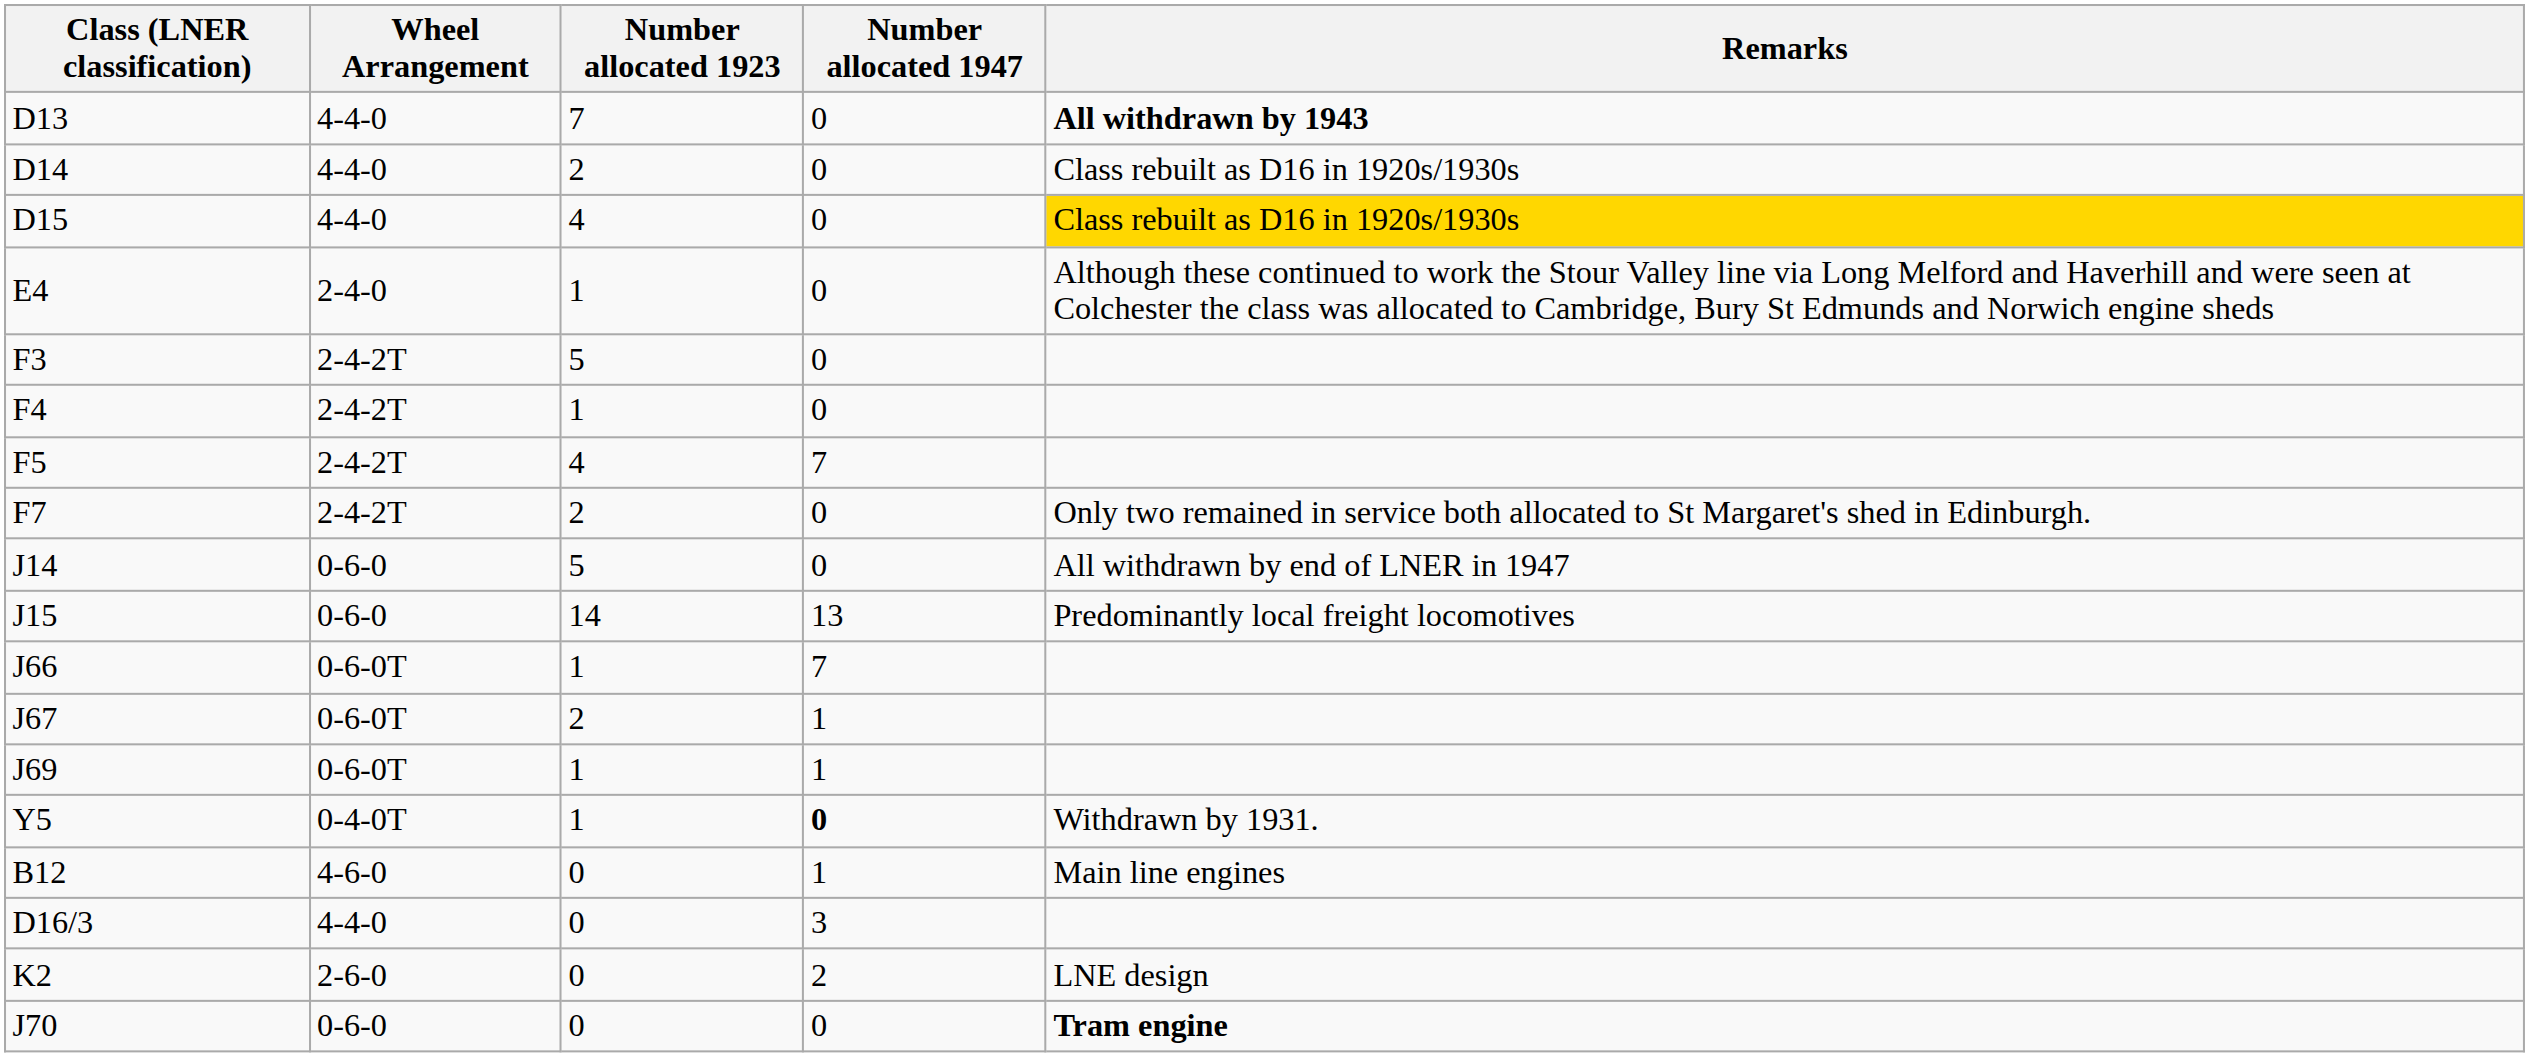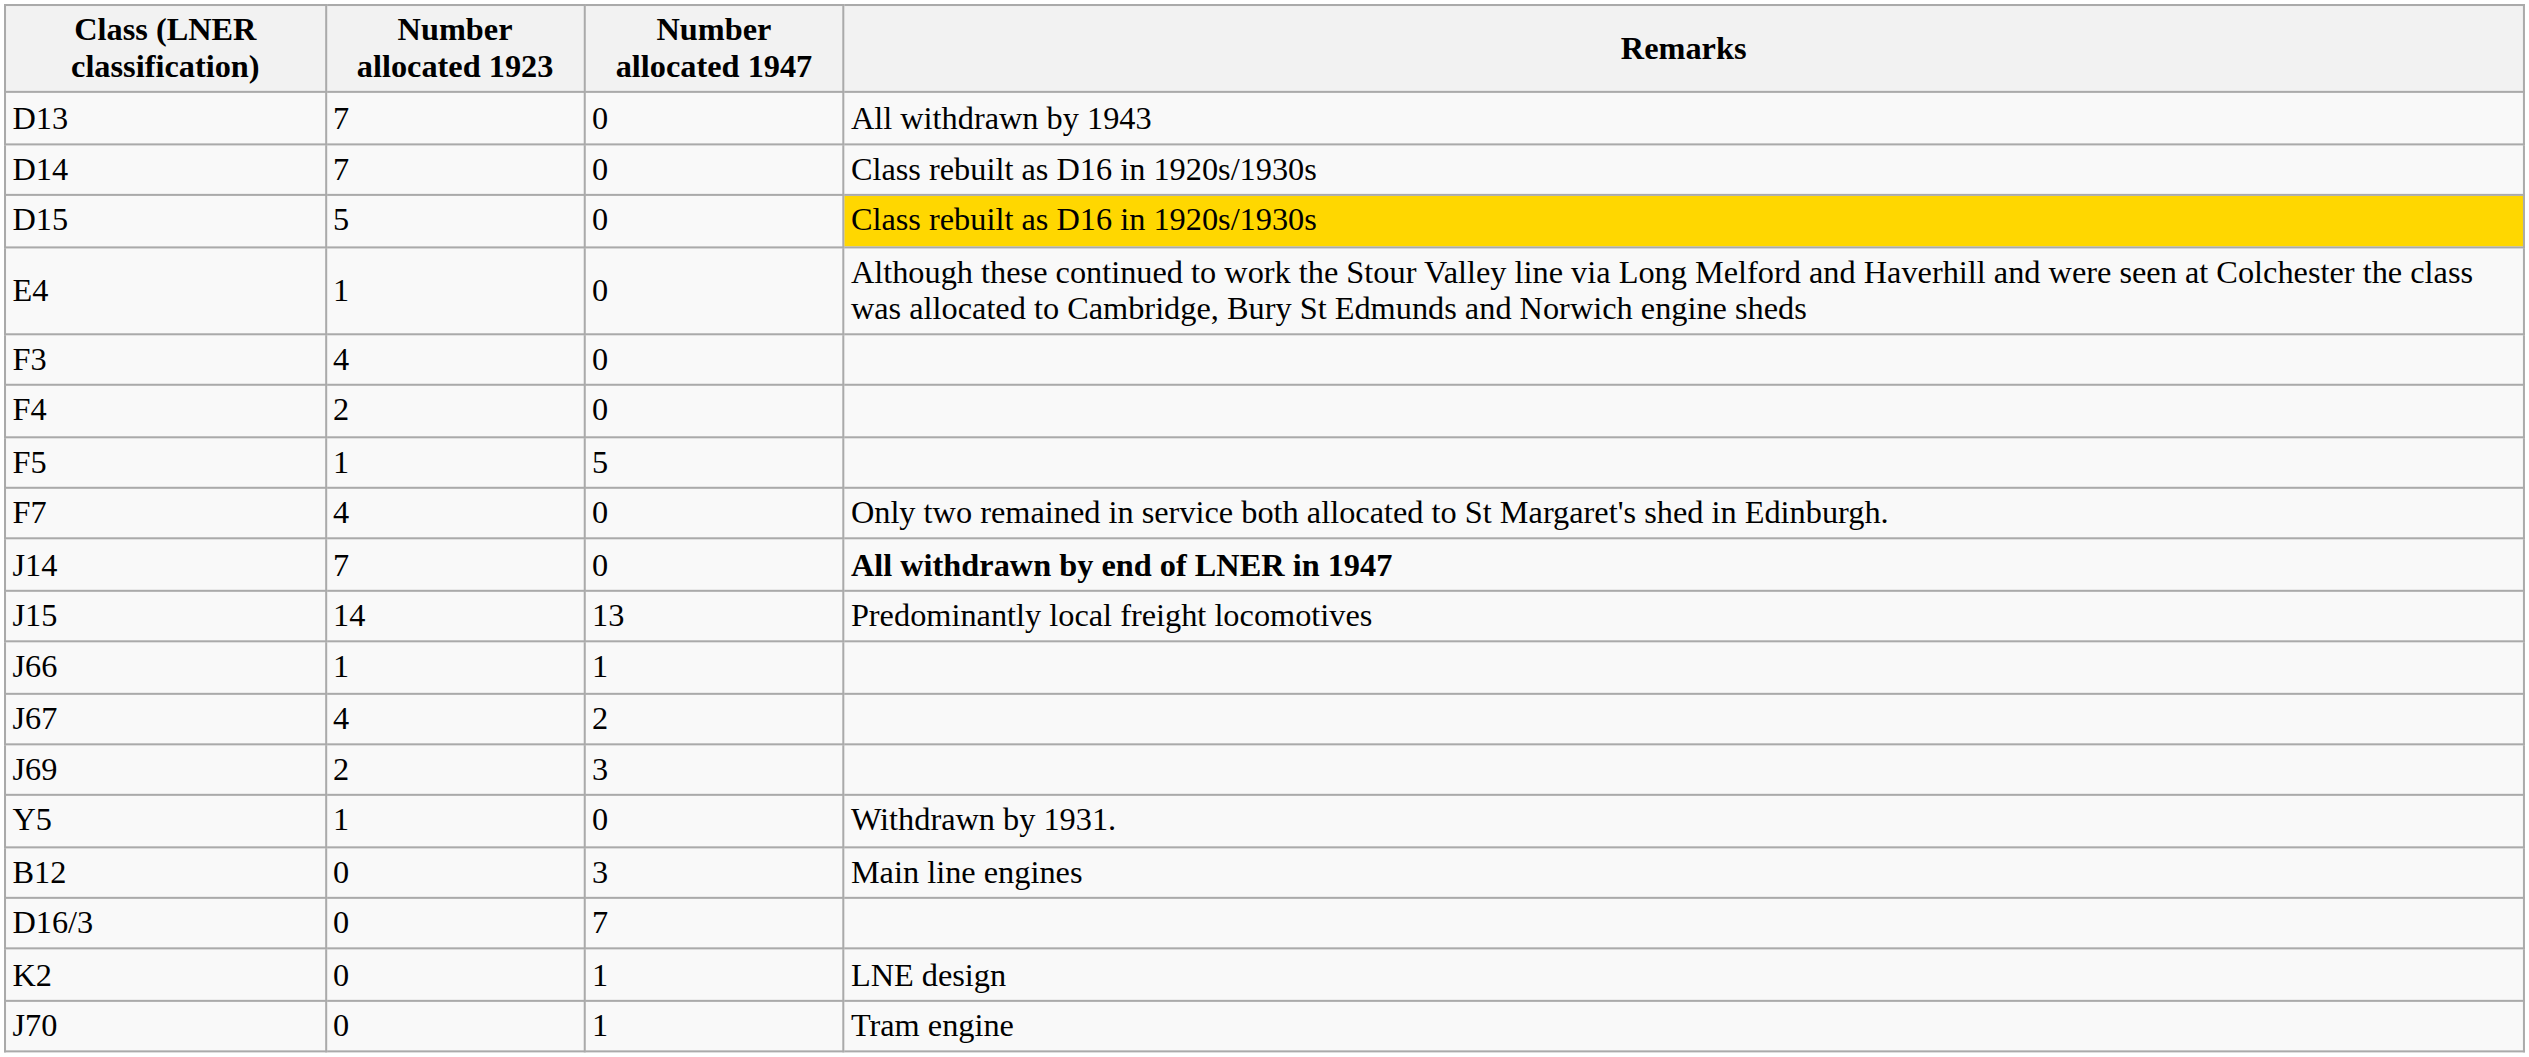- column: (435, 48)
(1211, 117) bold -> (1001, 117) normal
(577, 169) 2 -> (341, 169) 7
(577, 220) 4 -> (341, 220) 5
(577, 359) 5 -> (341, 359) 4
(577, 410) 1 -> (341, 410) 2
(577, 461) 4 -> (341, 461) 1
(819, 461) 7 -> (600, 461) 5
(577, 512) 2 -> (341, 512) 4
(577, 564) 5 -> (341, 564) 7
(1311, 564) normal -> (1122, 564) bold
(819, 666) 7 -> (600, 666) 1
(577, 717) 2 -> (341, 717) 4
(819, 717) 1 -> (600, 717) 2
(577, 769) 1 -> (341, 769) 2
(819, 769) 1 -> (600, 769) 3
(819, 820) bold -> (600, 820) normal
(819, 871) 1 -> (600, 871) 3
(819, 922) 3 -> (600, 922) 7
(819, 974) 2 -> (600, 974) 1
(819, 1025) 0 -> (600, 1025) 1
(1141, 1025) bold -> (932, 1025) normal
